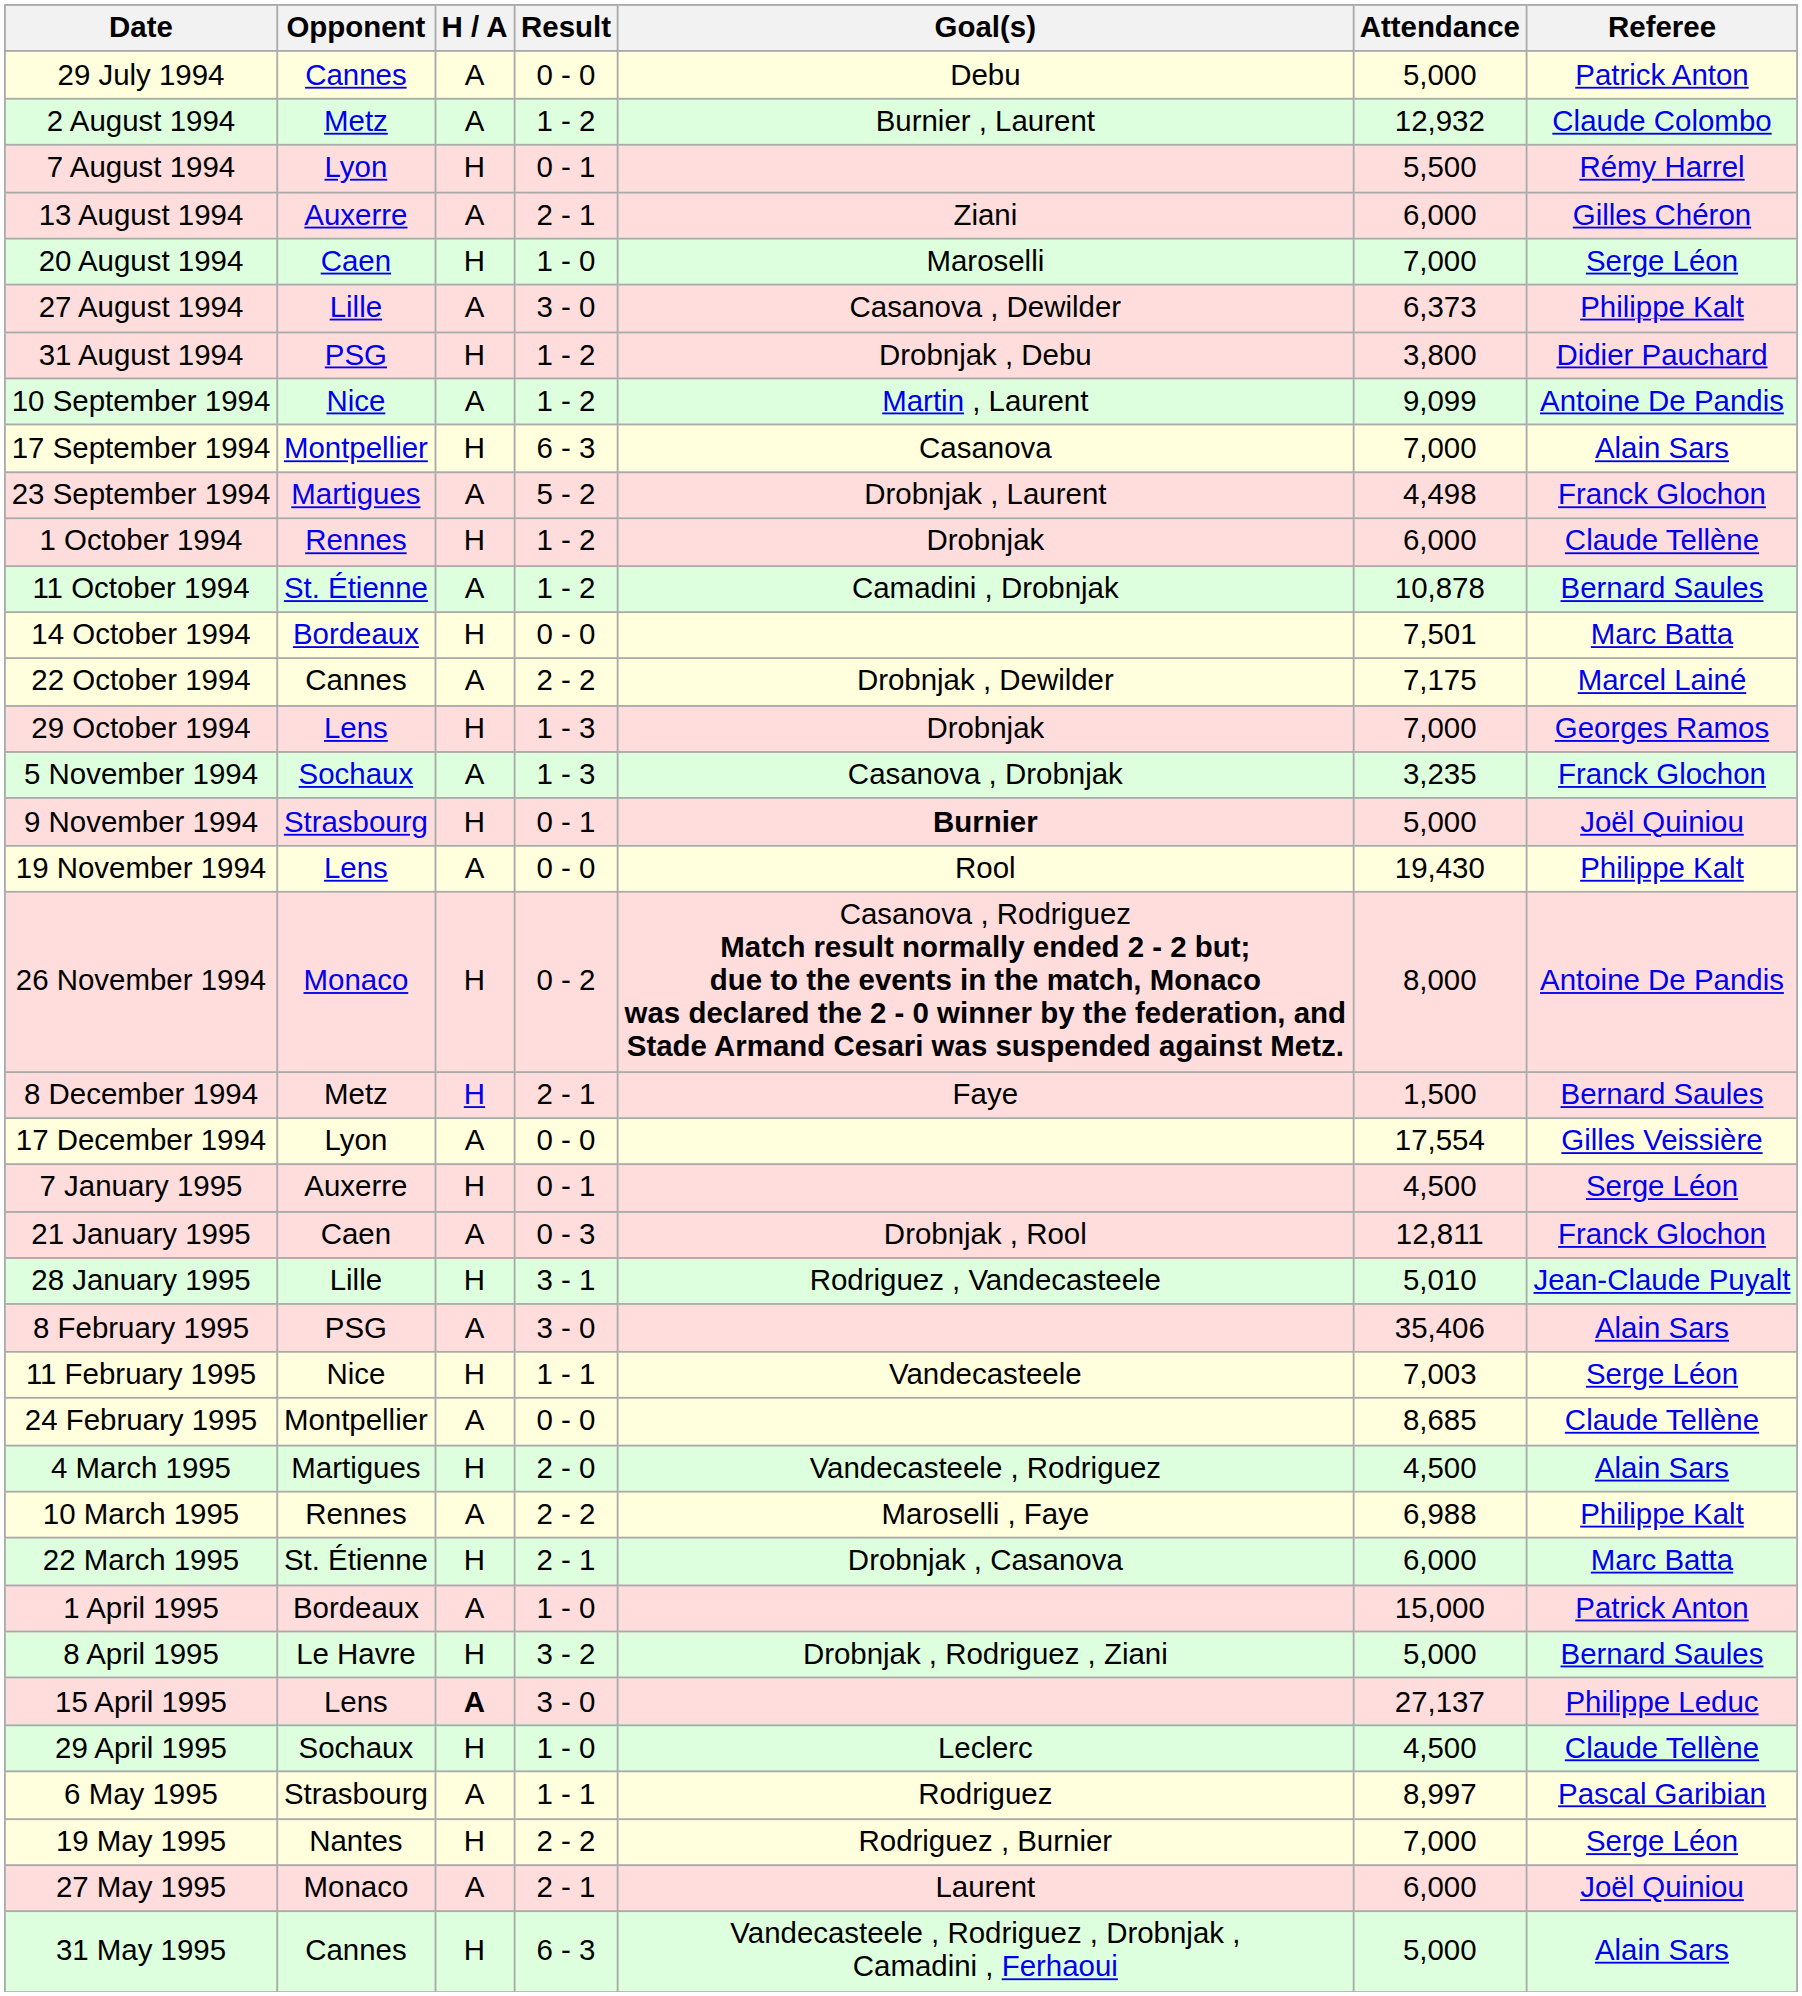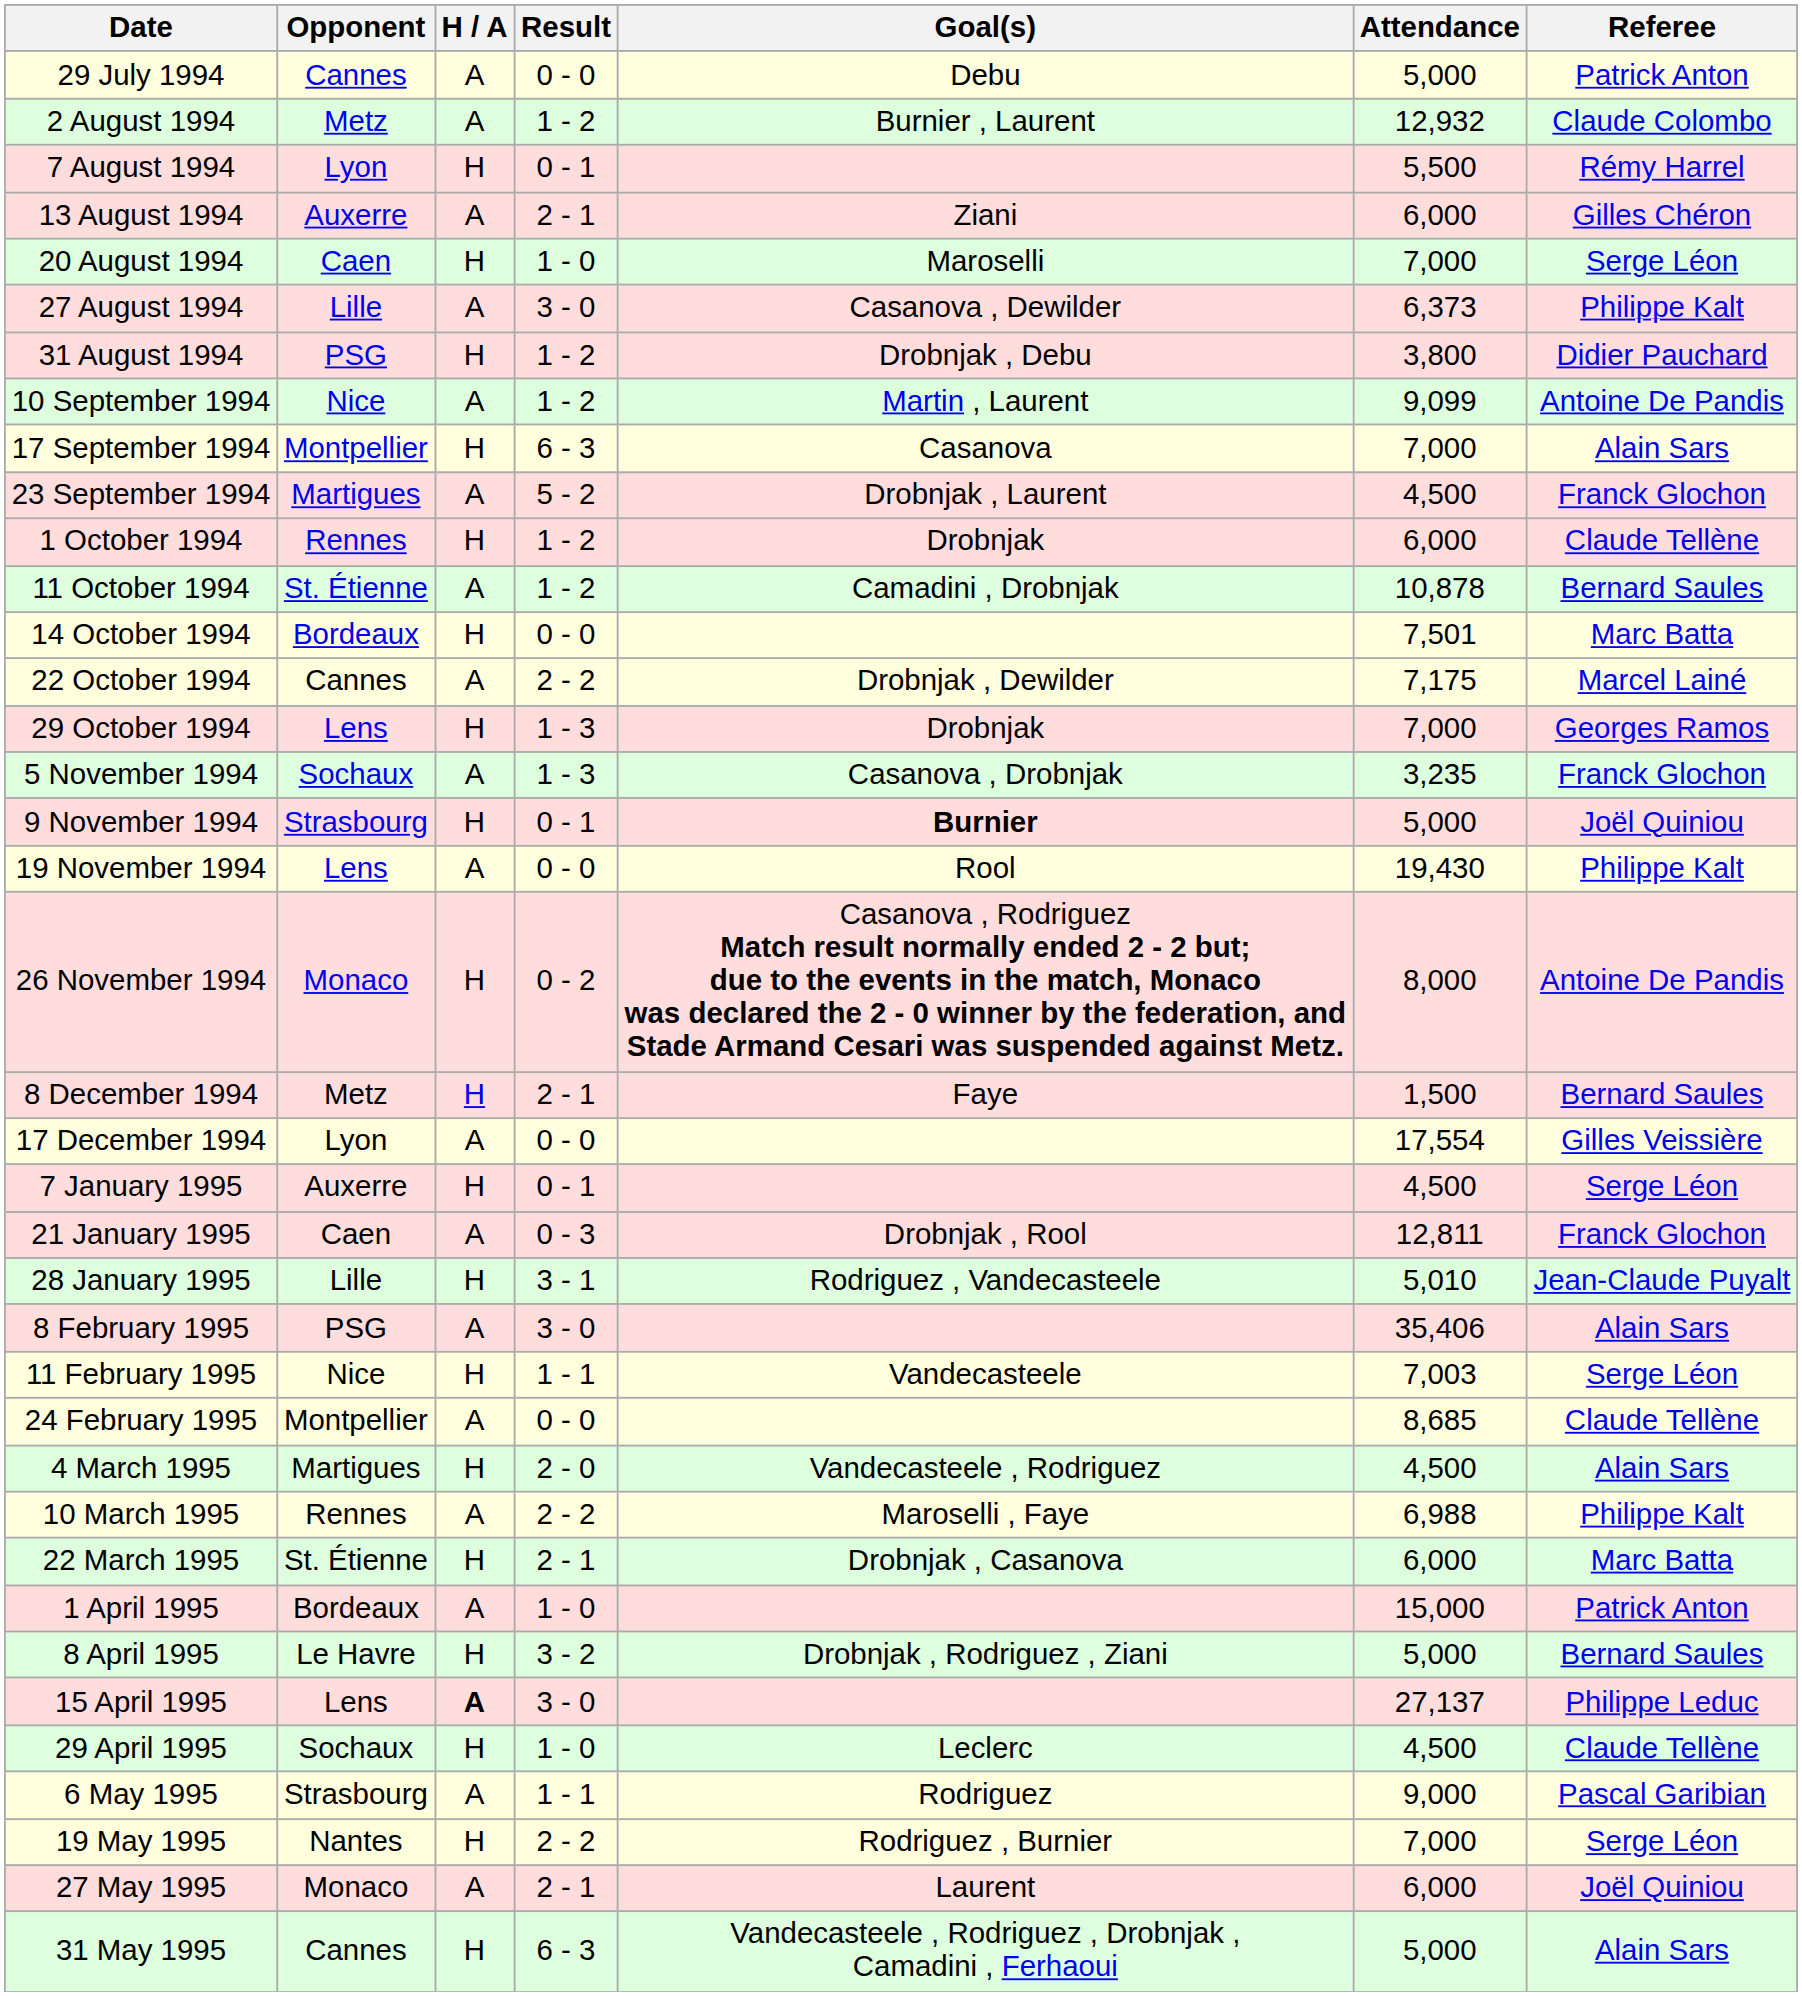(1440, 494) 4,498 -> (1440, 494) 4,500
(1440, 1794) 8,997 -> (1440, 1794) 9,000
